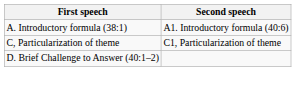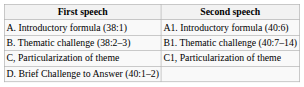+ row: (69, 43)
